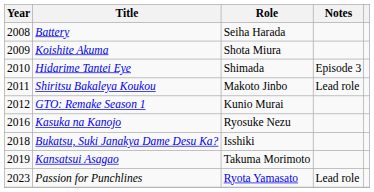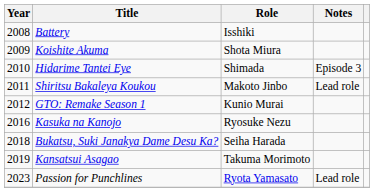(255, 31) Seiha Harada -> (239, 31) Isshiki
(239, 141) Isshiki -> (255, 141) Seiha Harada
